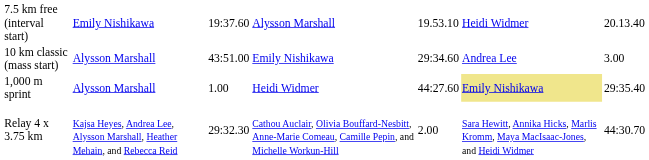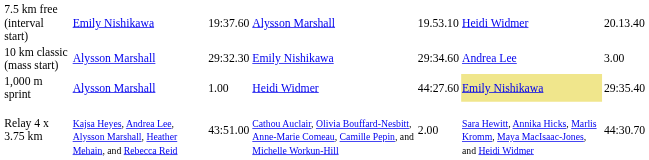(229, 58) 43:51.00 -> (229, 58) 29:32.30
(229, 130) 29:32.30 -> (229, 130) 43:51.00
